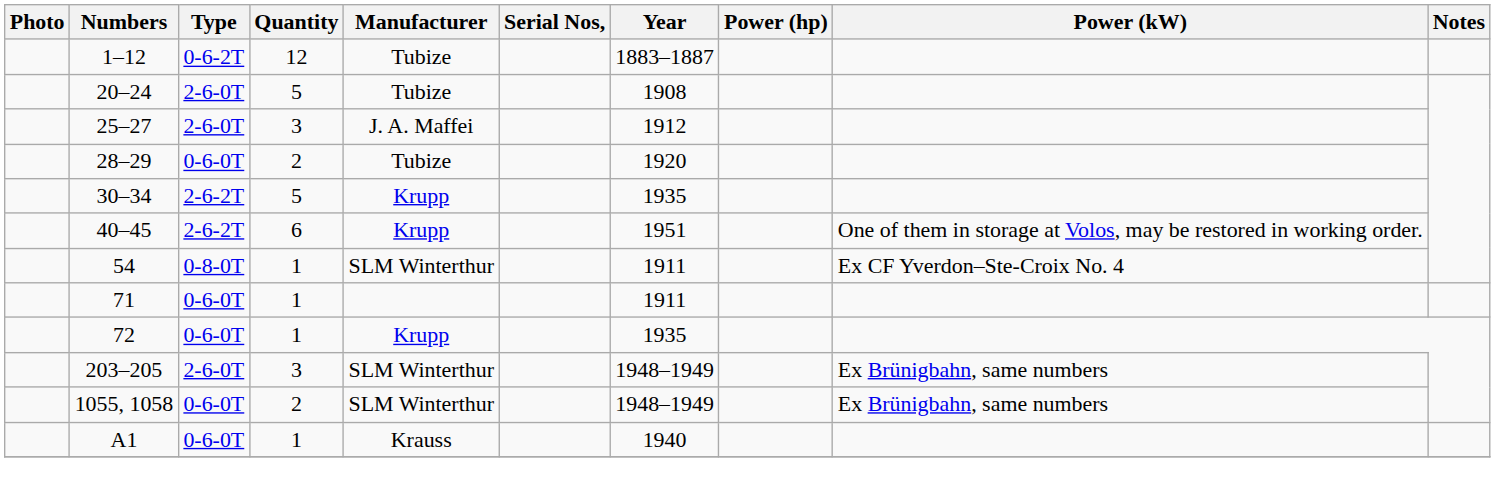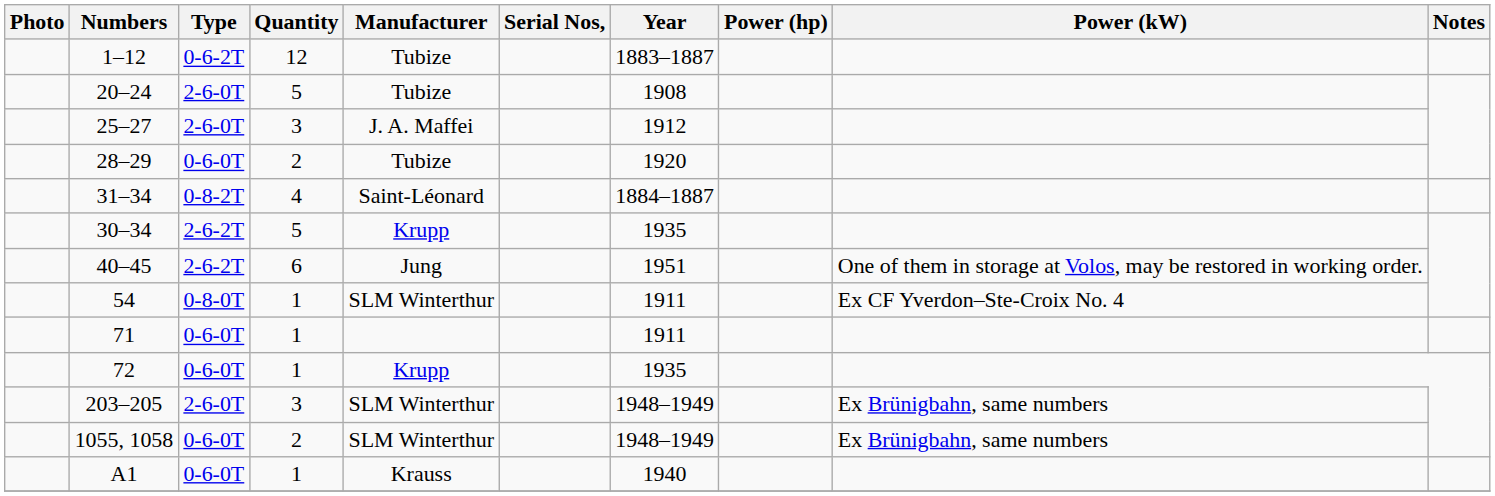+ row: (124, 195)
(421, 230) Krupp -> (421, 265) Jung
